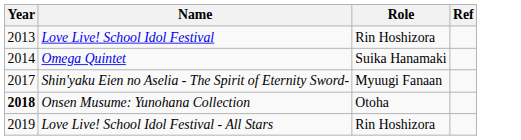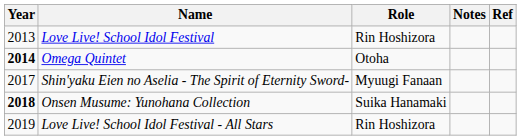+ column: (469, 15)
(21, 59) normal -> (21, 59) bold
(401, 59) Suika Hanamaki -> (372, 59) Otoha
(372, 102) Otoha -> (401, 102) Suika Hanamaki
